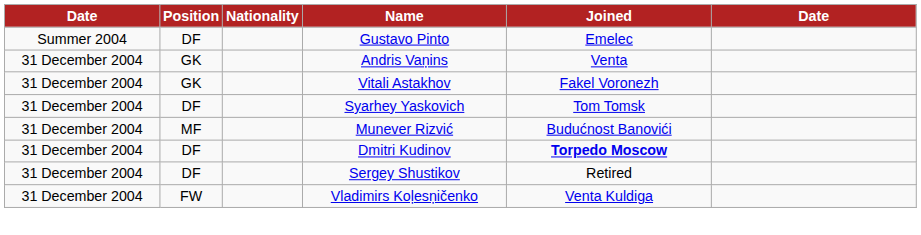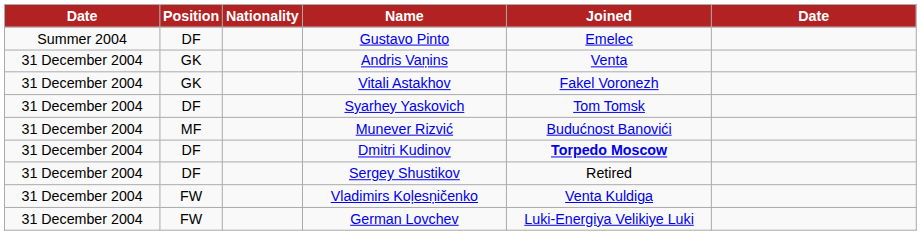+ row: (404, 219)
